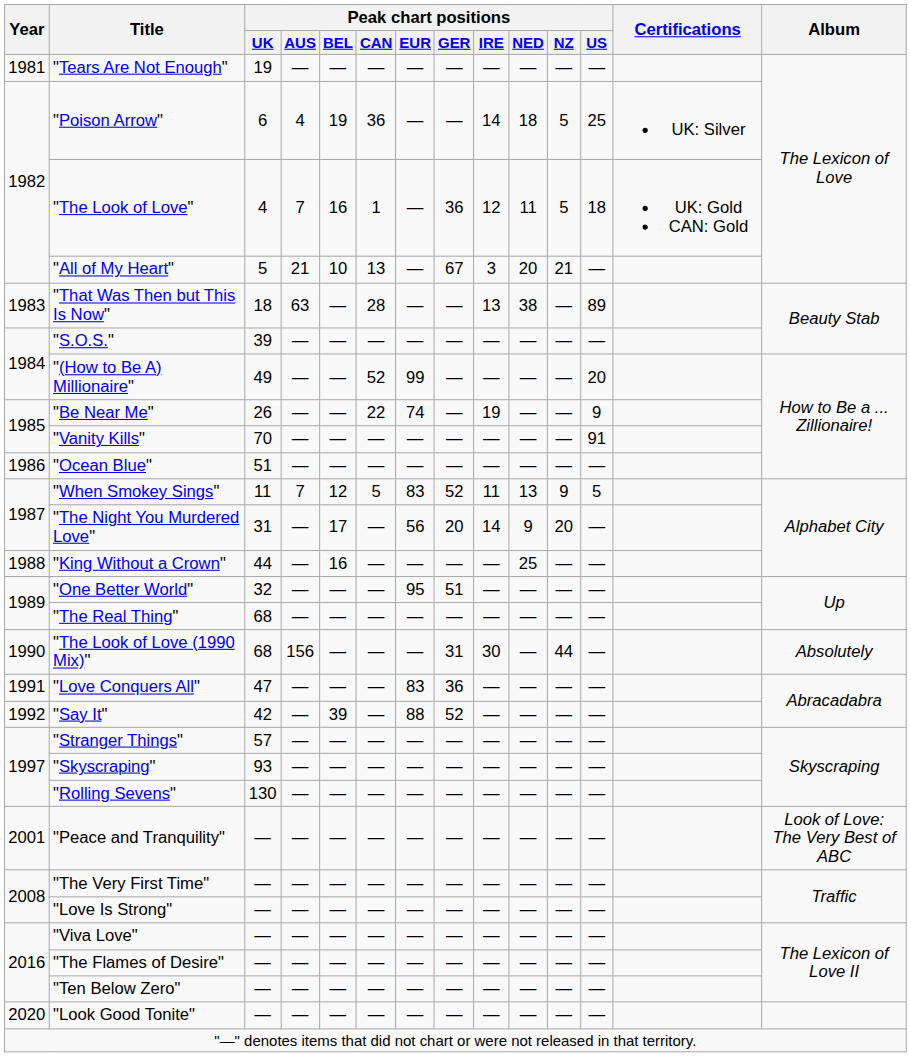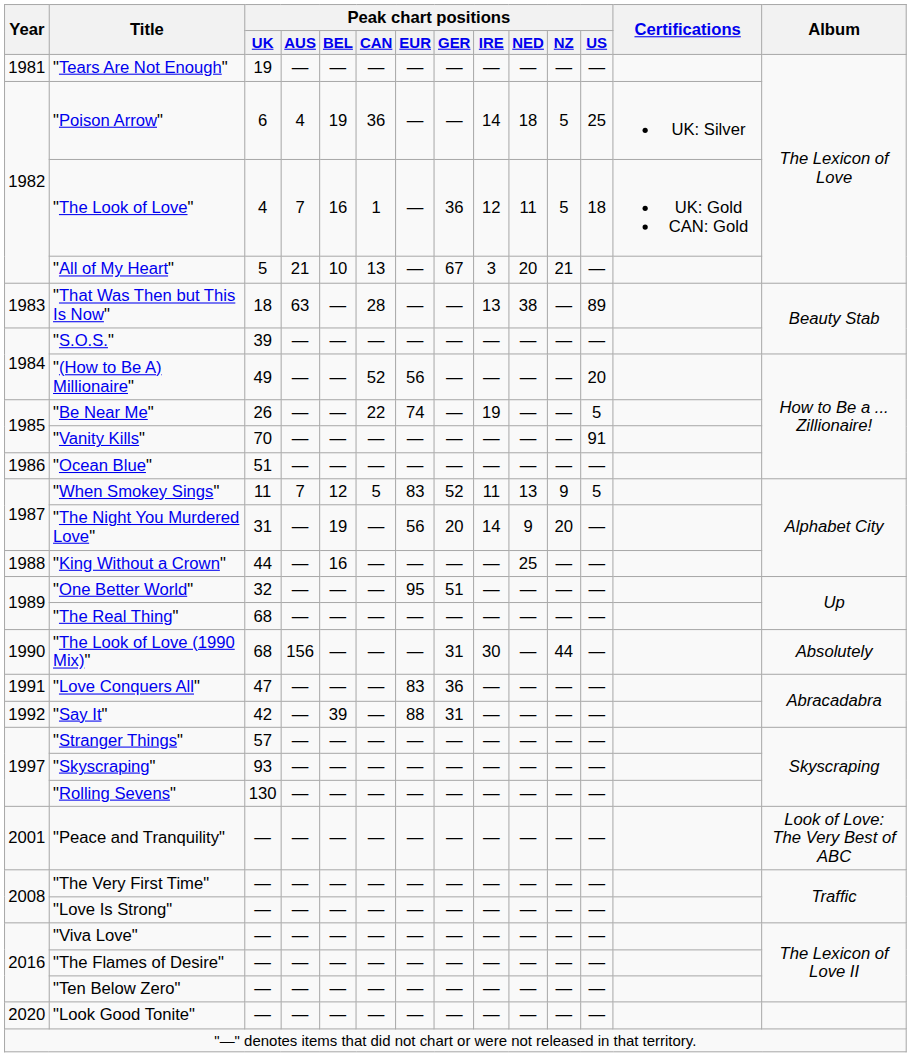(415, 376) 99 -> (415, 376) 56
(597, 412) 9 -> (597, 412) 5
(338, 527) 17 -> (338, 527) 19
(454, 713) 52 -> (454, 713) 31
